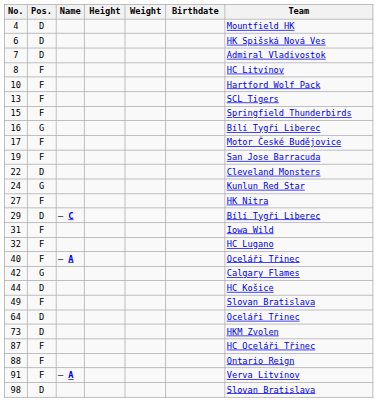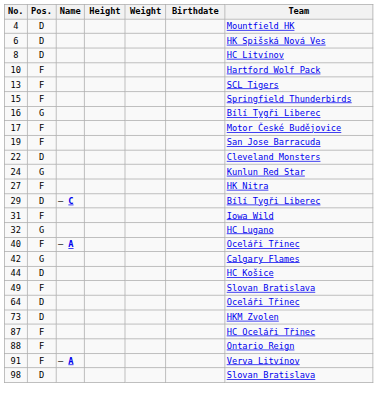- row: (16, 55)
(41, 70) F -> (41, 55) D
(41, 244) F -> (41, 230) G
